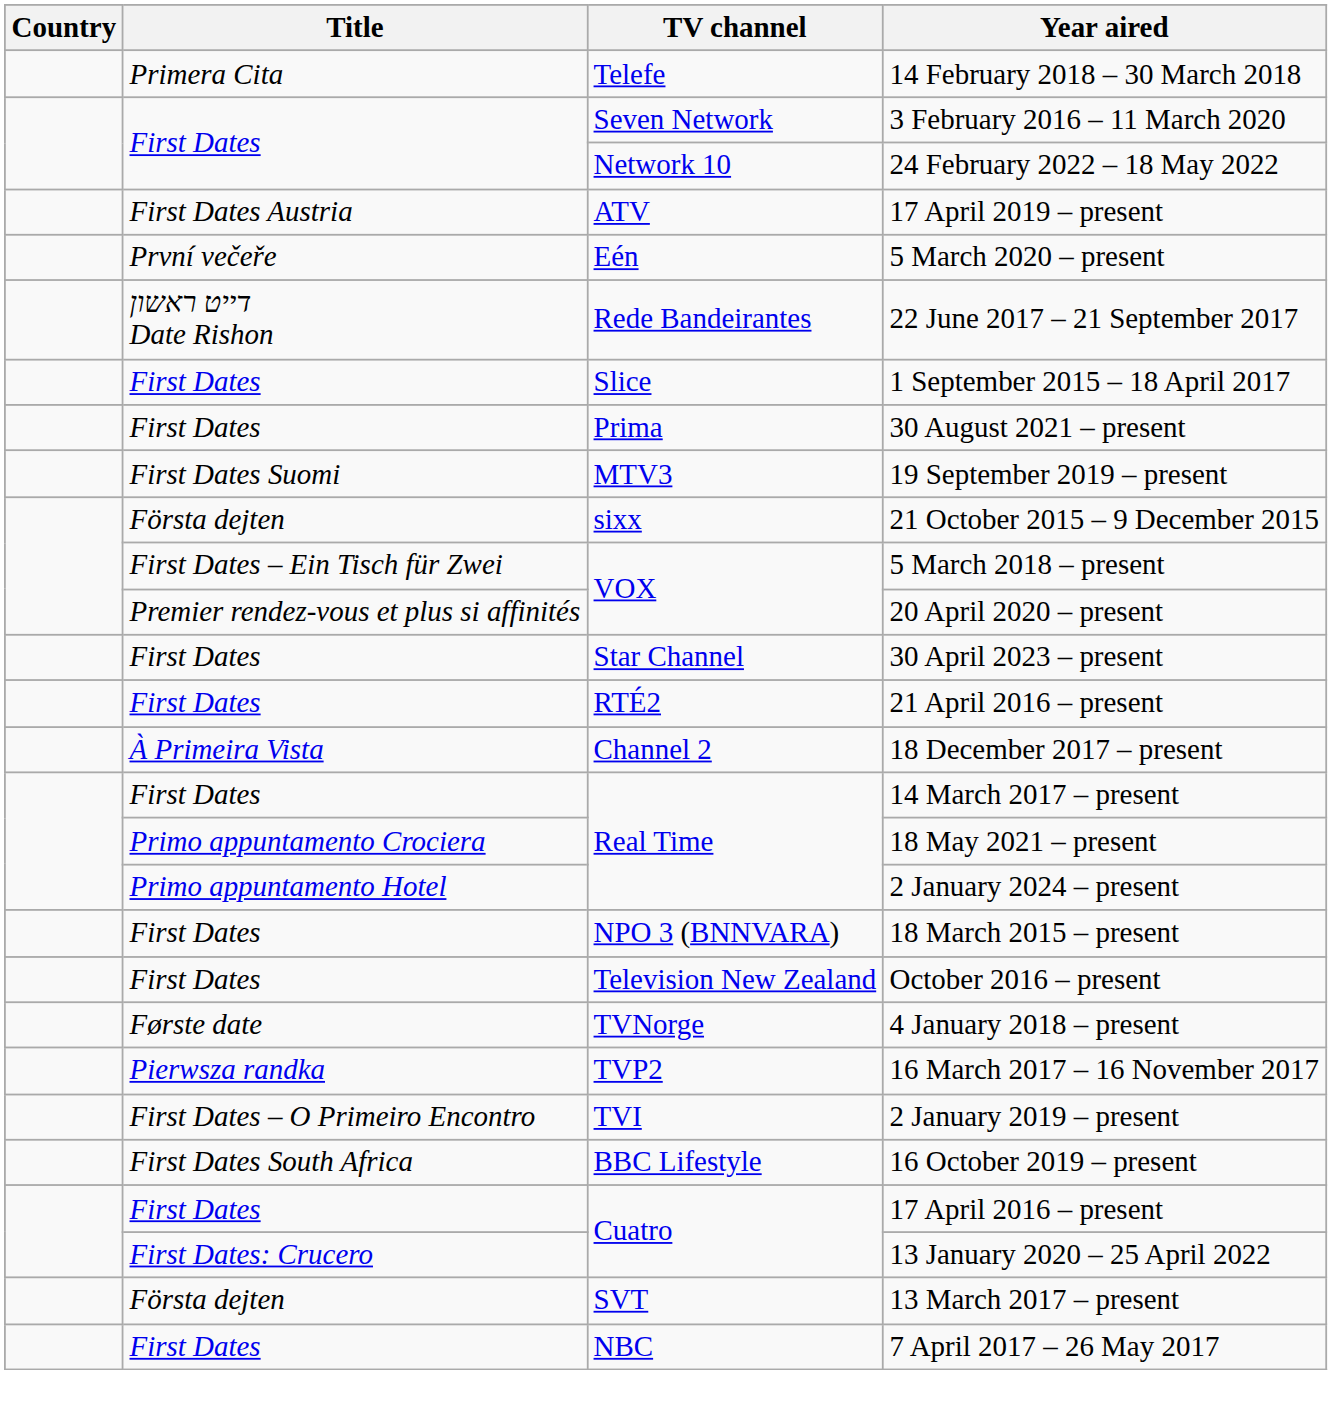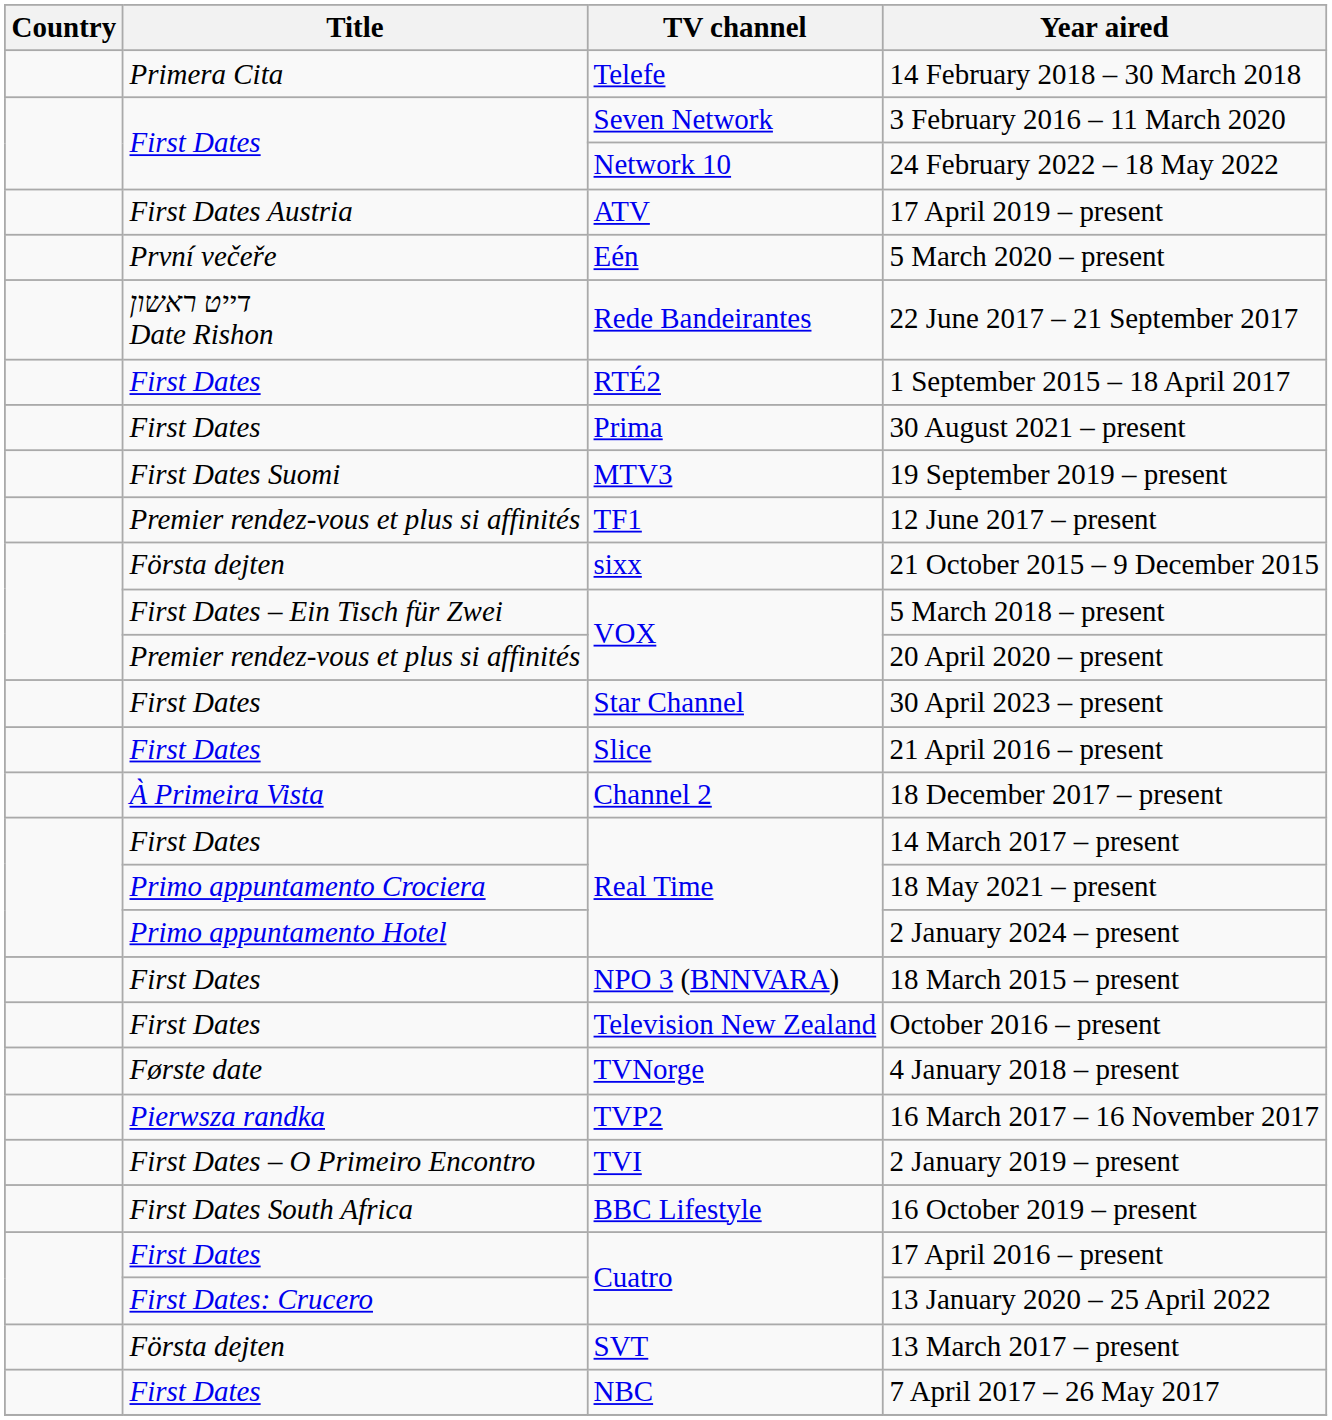(623, 381) Slice -> (627, 381) RTÉ2
+ row: (1023, 519)
(627, 703) RTÉ2 -> (623, 748) Slice
